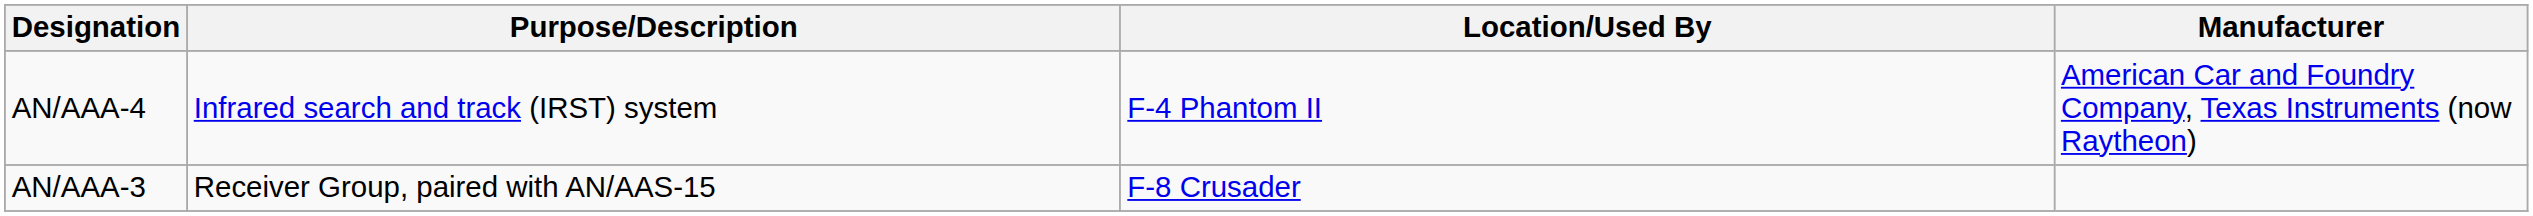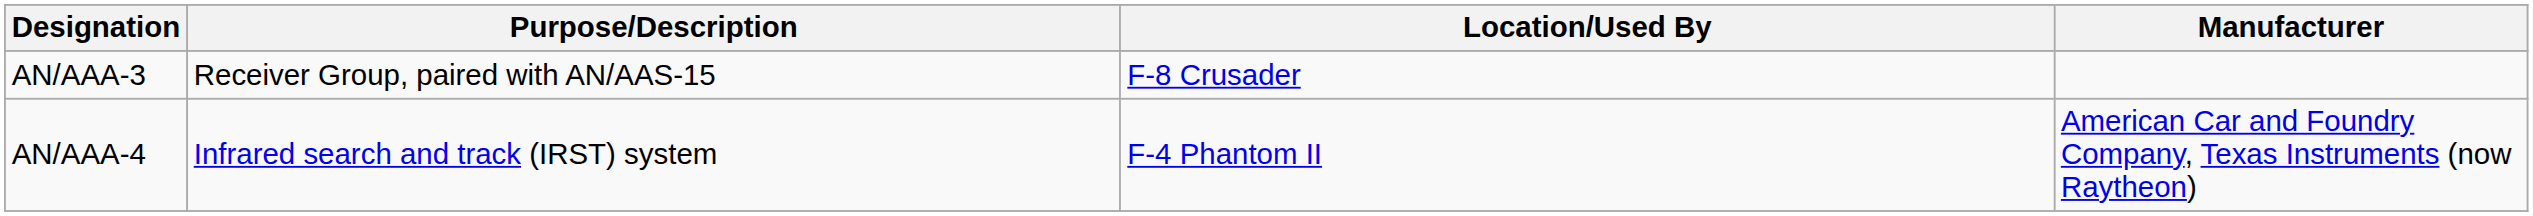rows swapped: (79, 187) <-> (79, 107)
